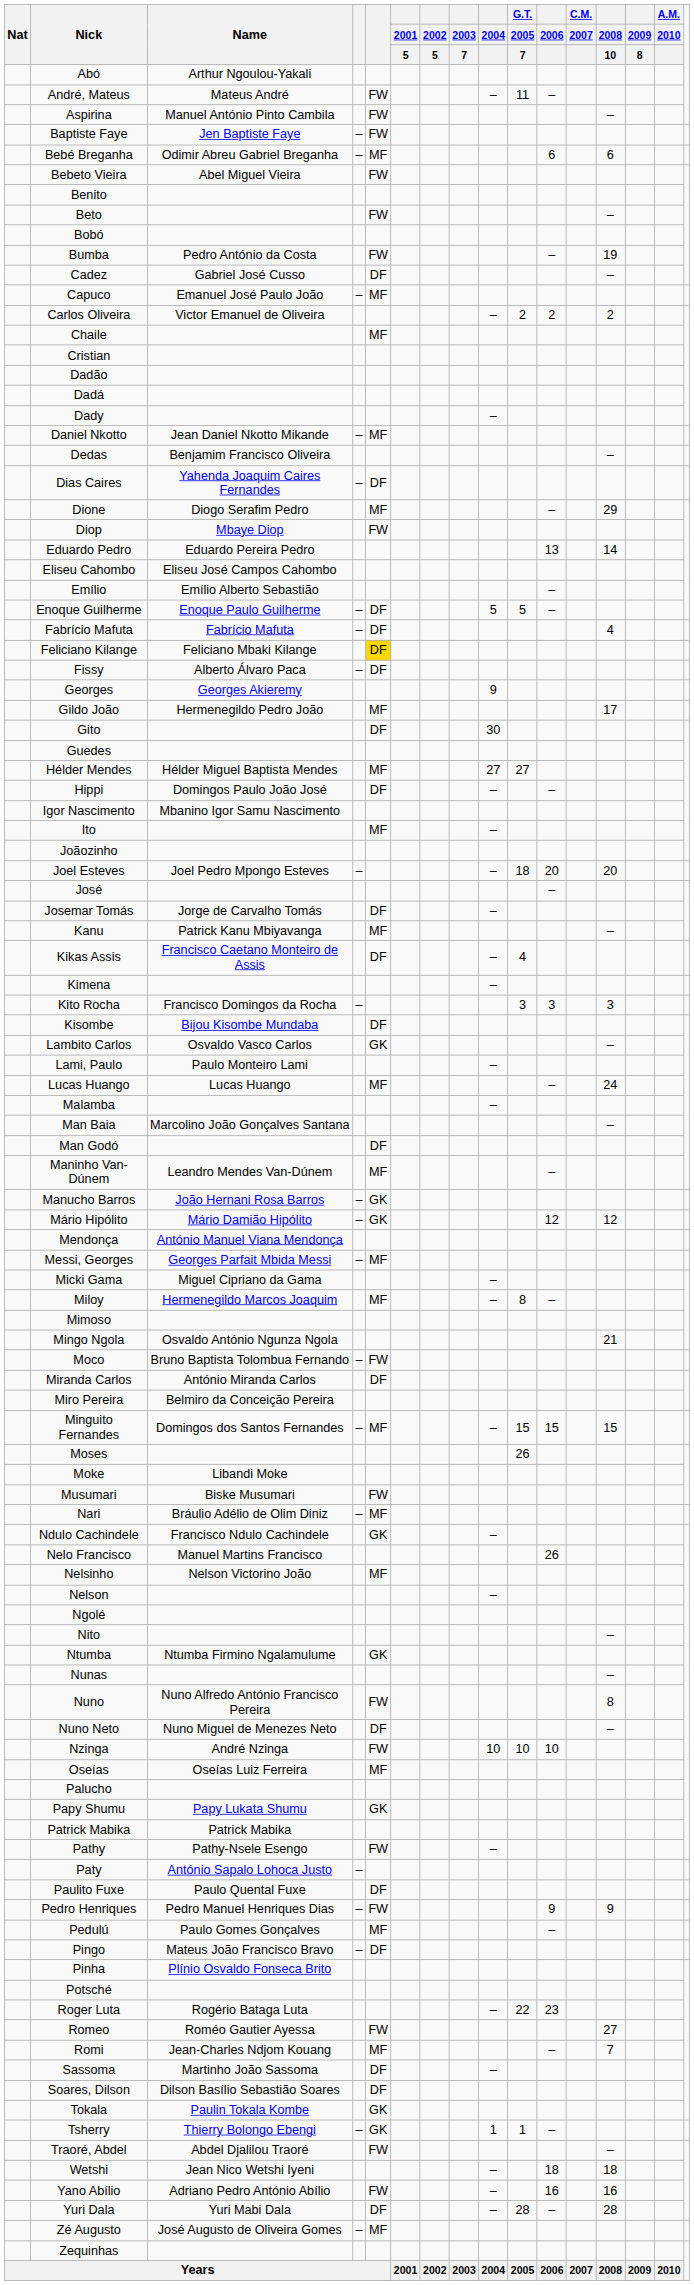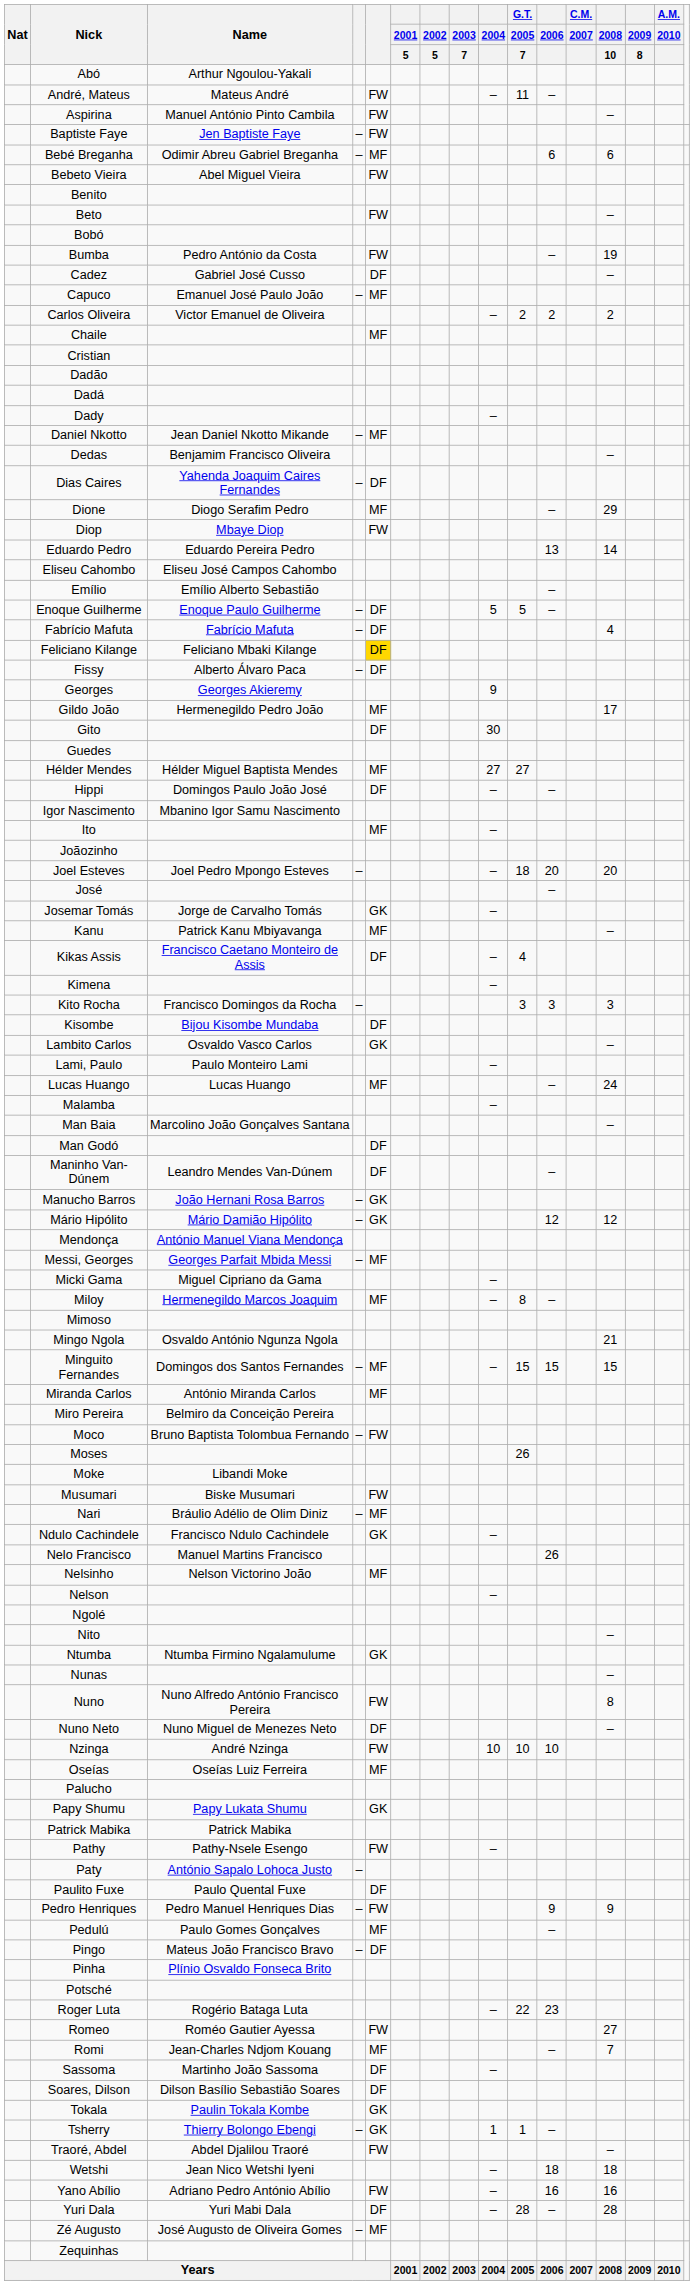(378, 910) DF -> (378, 910) GK
(378, 1172) MF -> (378, 1172) DF
rows swapped: (89, 1427) <-> (89, 1360)
(378, 1380) DF -> (378, 1394) MF
